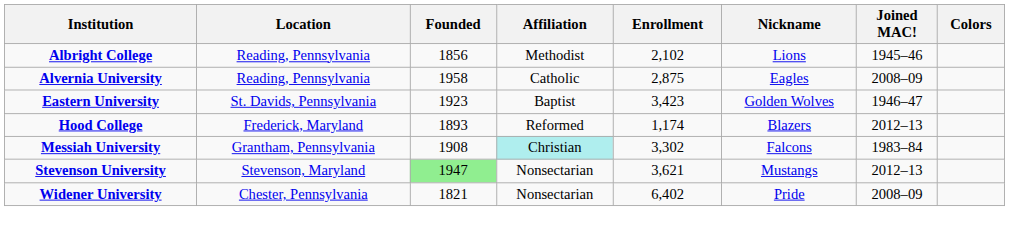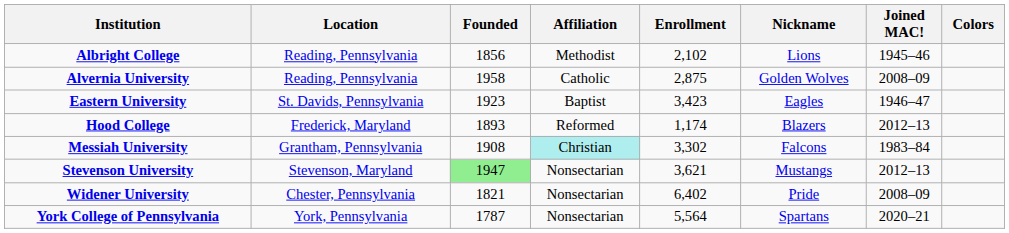(789, 78) Eagles -> (804, 78) Golden Wolves
(789, 101) Golden Wolves -> (804, 101) Eagles
+ row: (128, 217)
